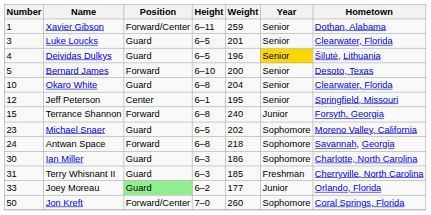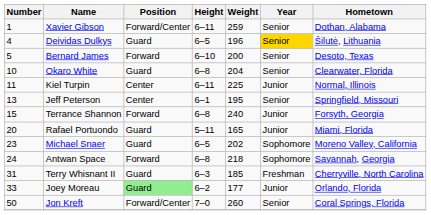- row: (72, 41)
+ row: (68, 85)
(12, 100) 12 -> (12, 100) 13
+ row: (82, 129)
- row: (65, 159)
(287, 203) Sophomore -> (276, 203) Senior
